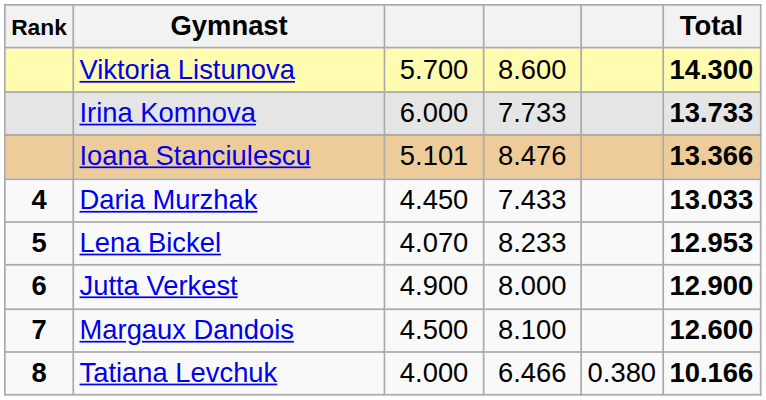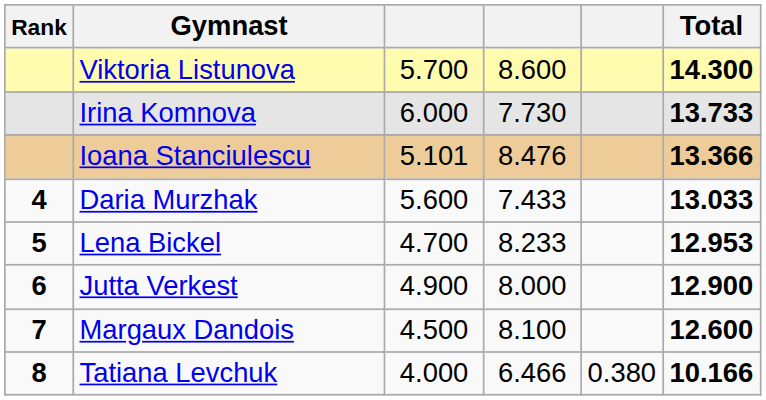(532, 112) 7.733 -> (532, 112) 7.730
(434, 199) 4.450 -> (434, 199) 5.600
(434, 243) 4.070 -> (434, 243) 4.700
